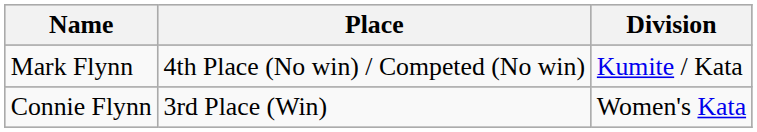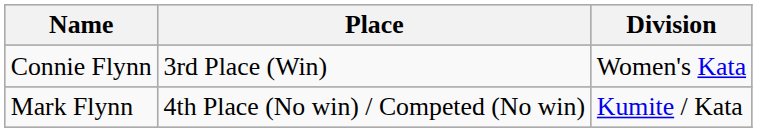rows swapped: (81, 106) <-> (72, 65)
